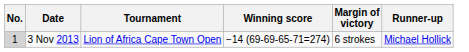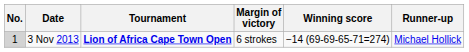columns swapped: (278, 18) <-> (357, 18)
(152, 40) normal -> (157, 40) bold
